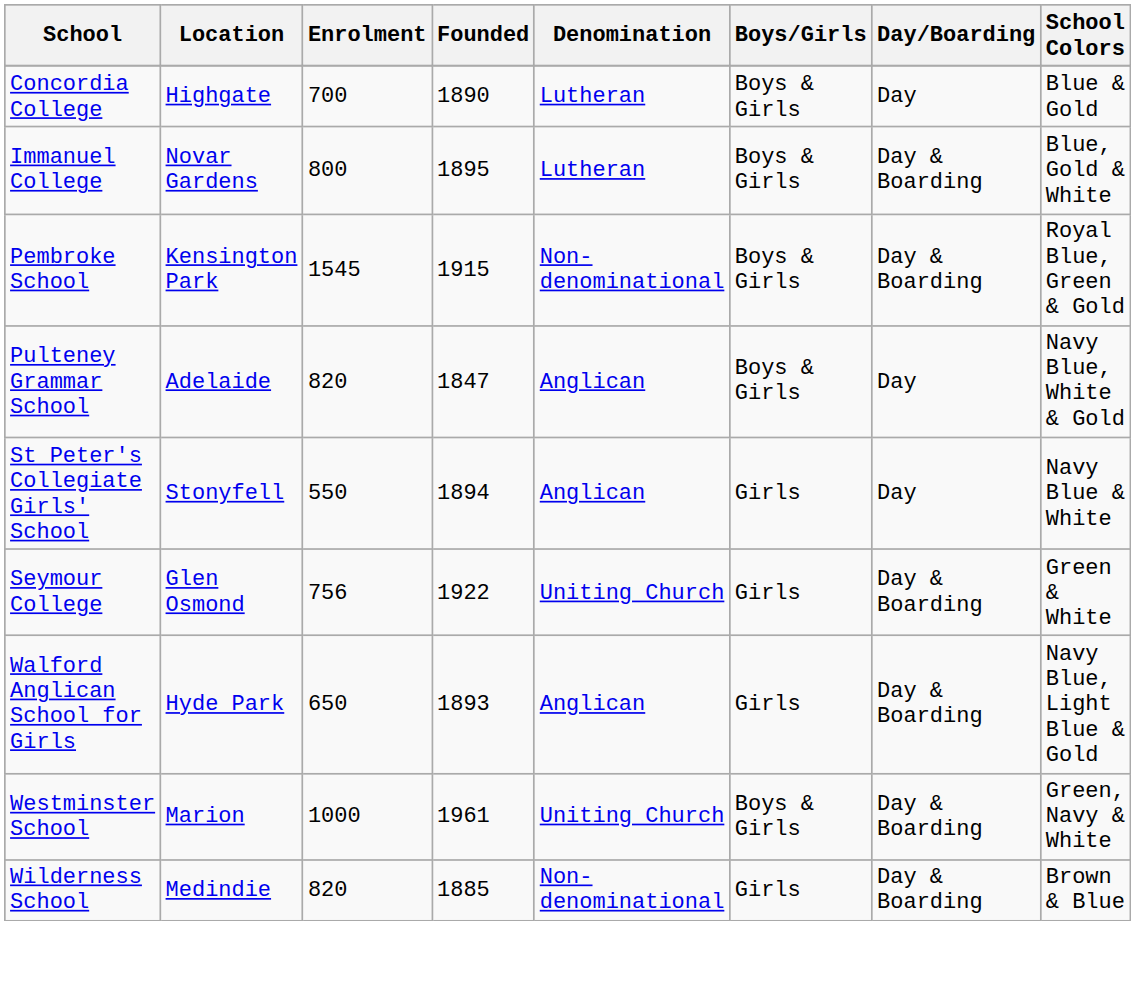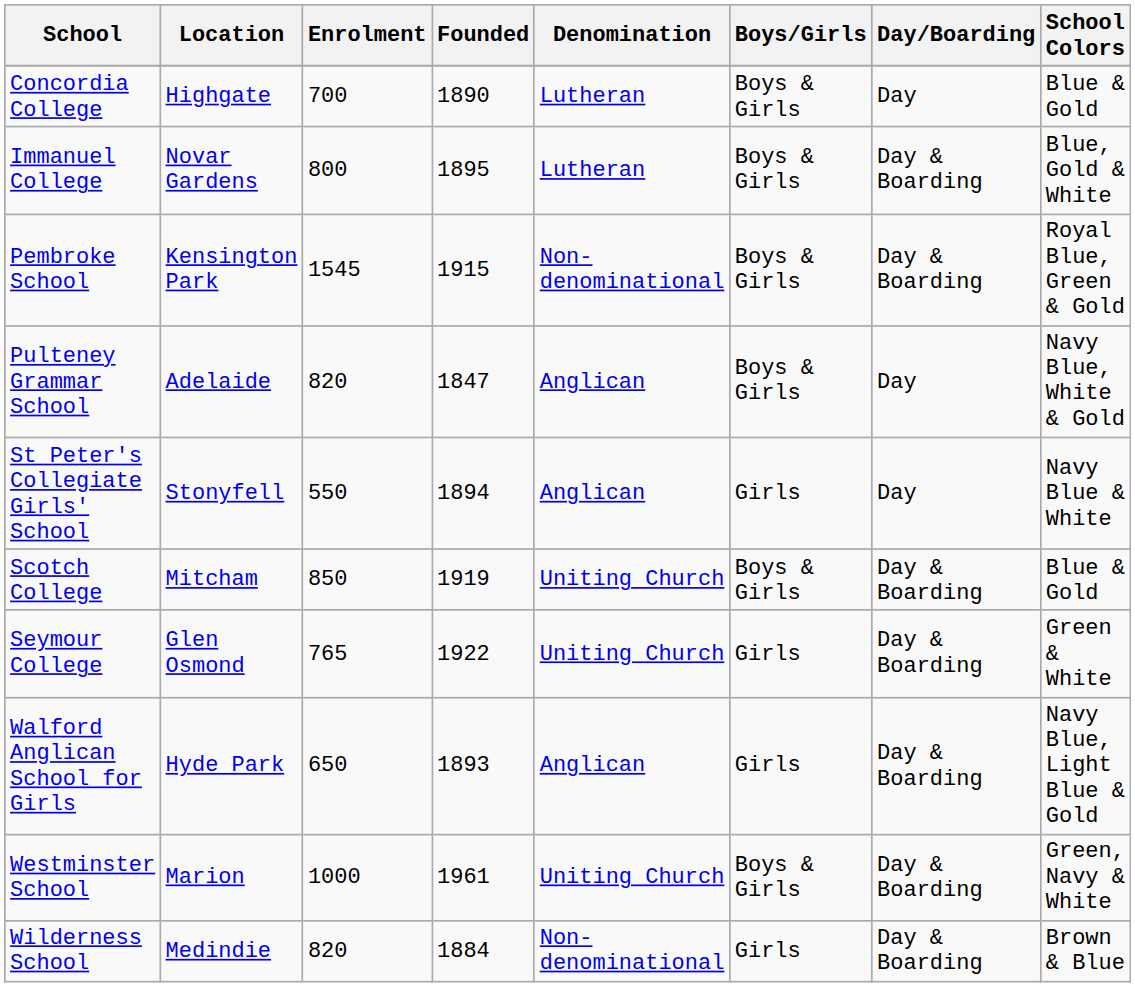+ row: (56, 580)
(328, 592) 756 -> (328, 654) 765
(463, 890) 1885 -> (463, 951) 1884
